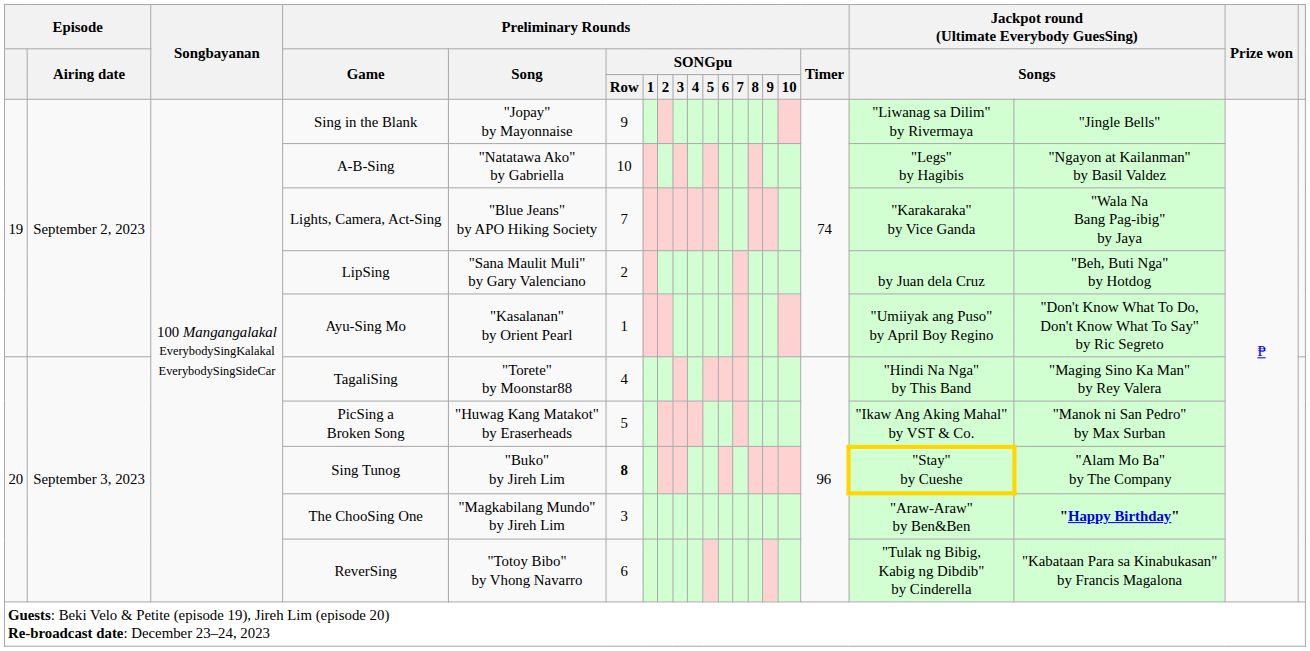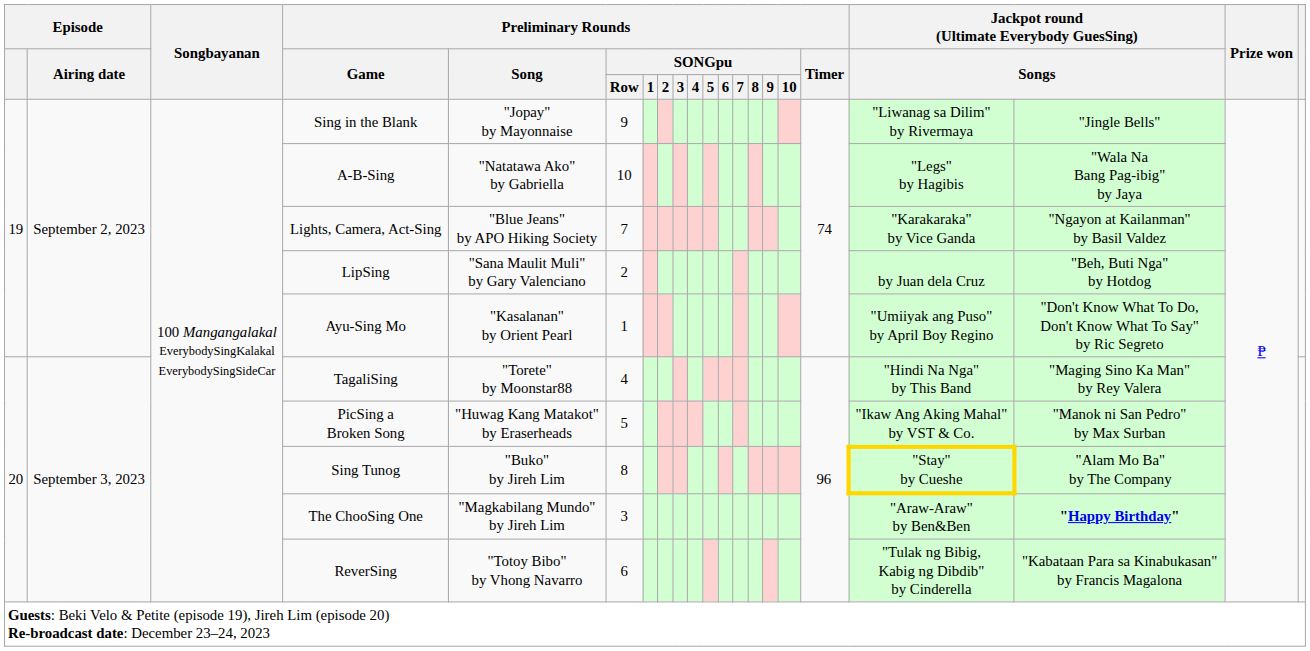(1120, 166) "Ngayon at Kailanman" by Basil Valdez -> (1120, 175) "Wala Na Bang Pag-ibig" by Jaya
(1120, 219) "Wala Na Bang Pag-ibig" by Jaya -> (1120, 229) "Ngayon at Kailanman" by Basil Valdez
(624, 470) bold -> (624, 470) normal
